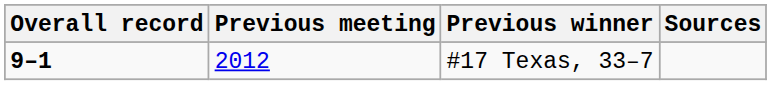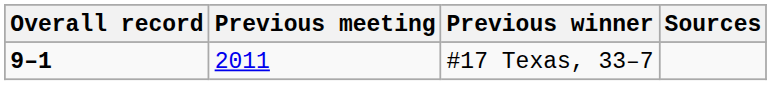(242, 61) 2012 -> (242, 61) 2011
